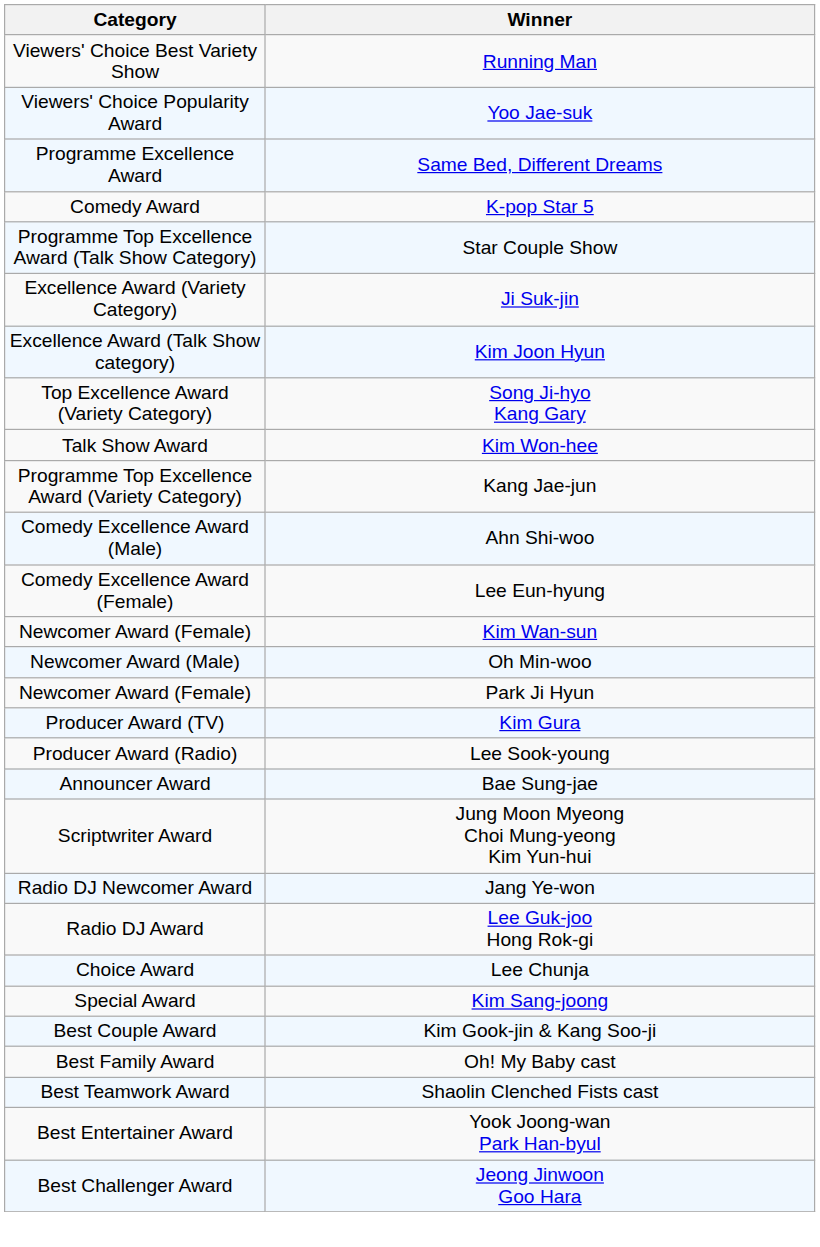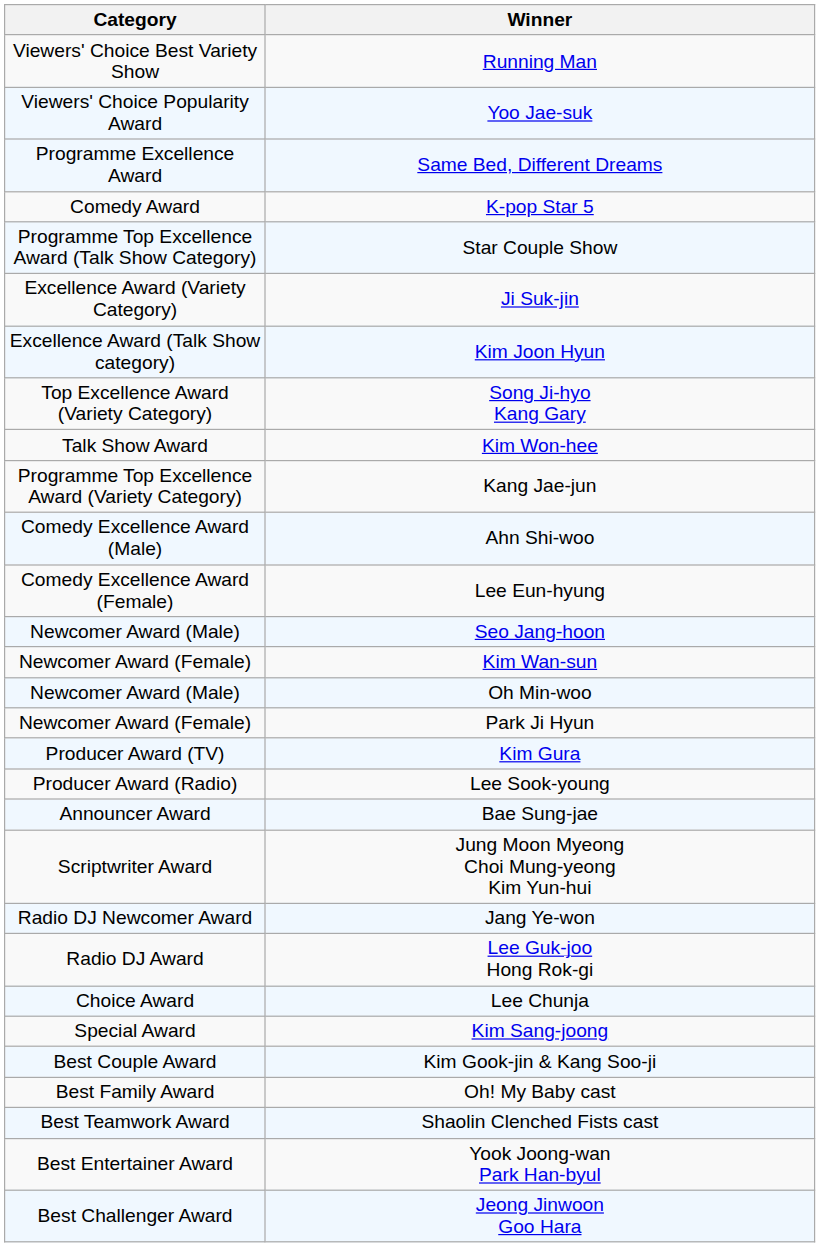+ row: (540, 631)
